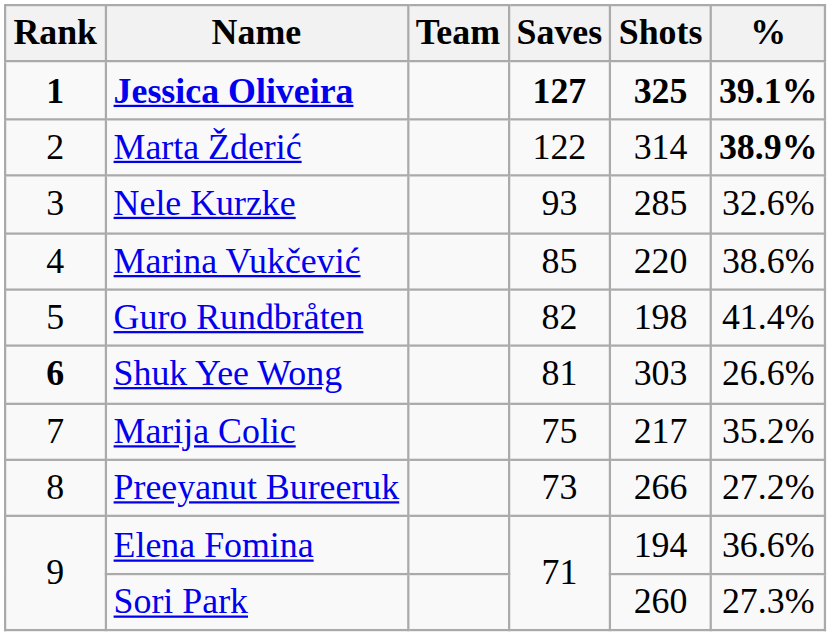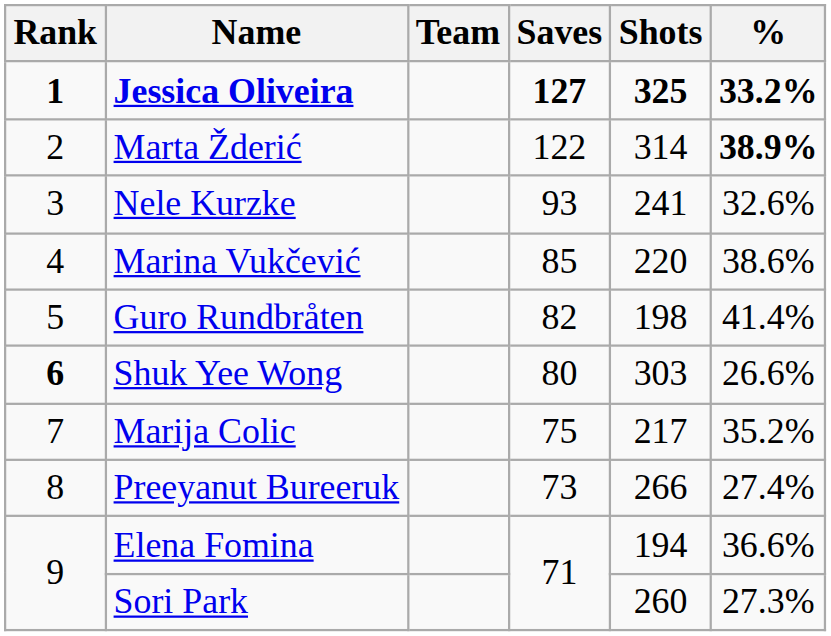(768, 89) 39.1% -> (768, 89) 33.2%
(661, 203) 285 -> (661, 203) 241
(559, 373) 81 -> (559, 373) 80
(768, 487) 27.2% -> (768, 487) 27.4%
